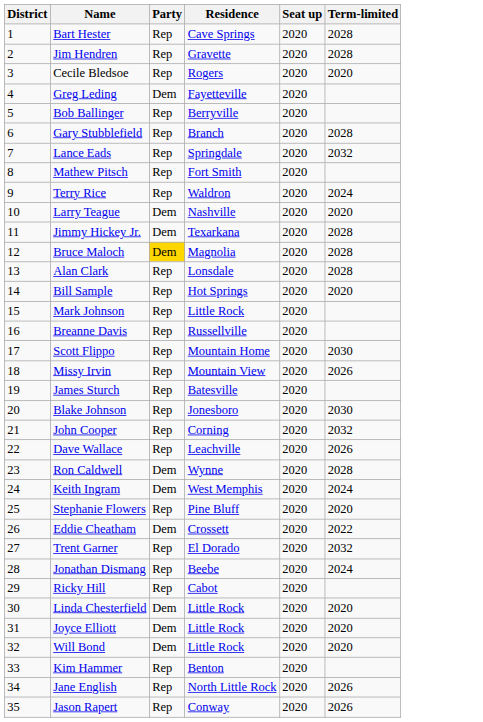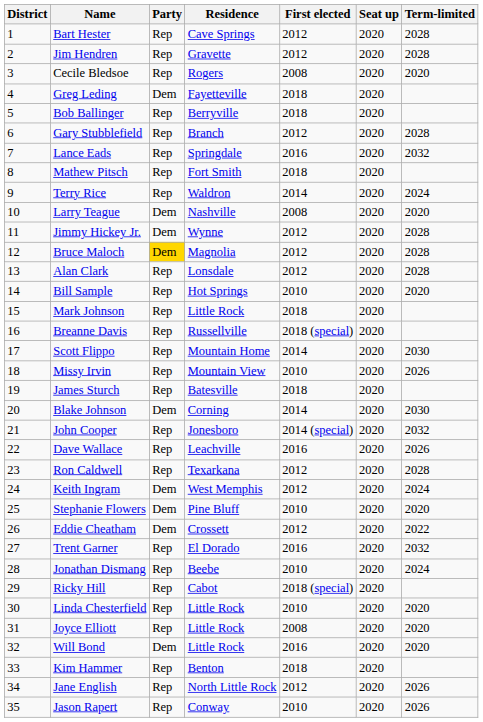+ column: (318, 14)
(214, 232) Texarkana -> (205, 232) Wynne
(162, 410) Rep -> (164, 410) Dem
(213, 410) Jonesboro -> (208, 410) Corning
(208, 430) Corning -> (213, 430) Jonesboro
(164, 469) Dem -> (162, 469) Rep
(205, 469) Wynne -> (214, 469) Texarkana
(162, 509) Rep -> (164, 509) Dem
(164, 608) Dem -> (162, 608) Rep
(164, 627) Dem -> (162, 627) Rep
